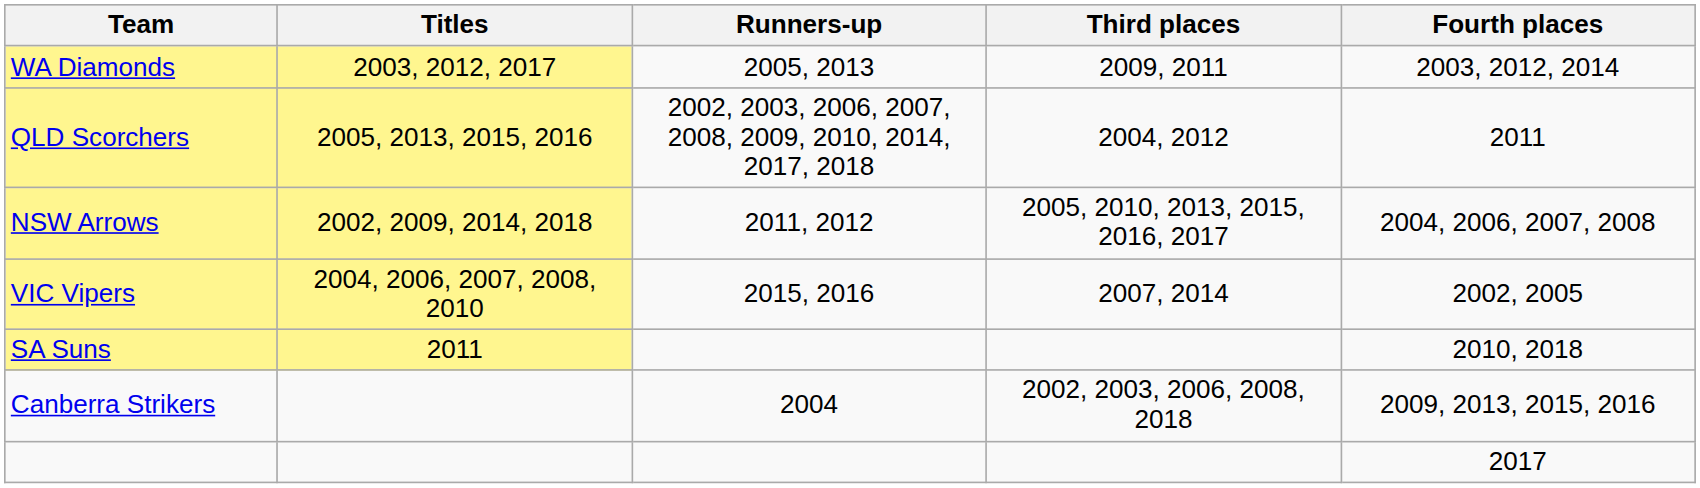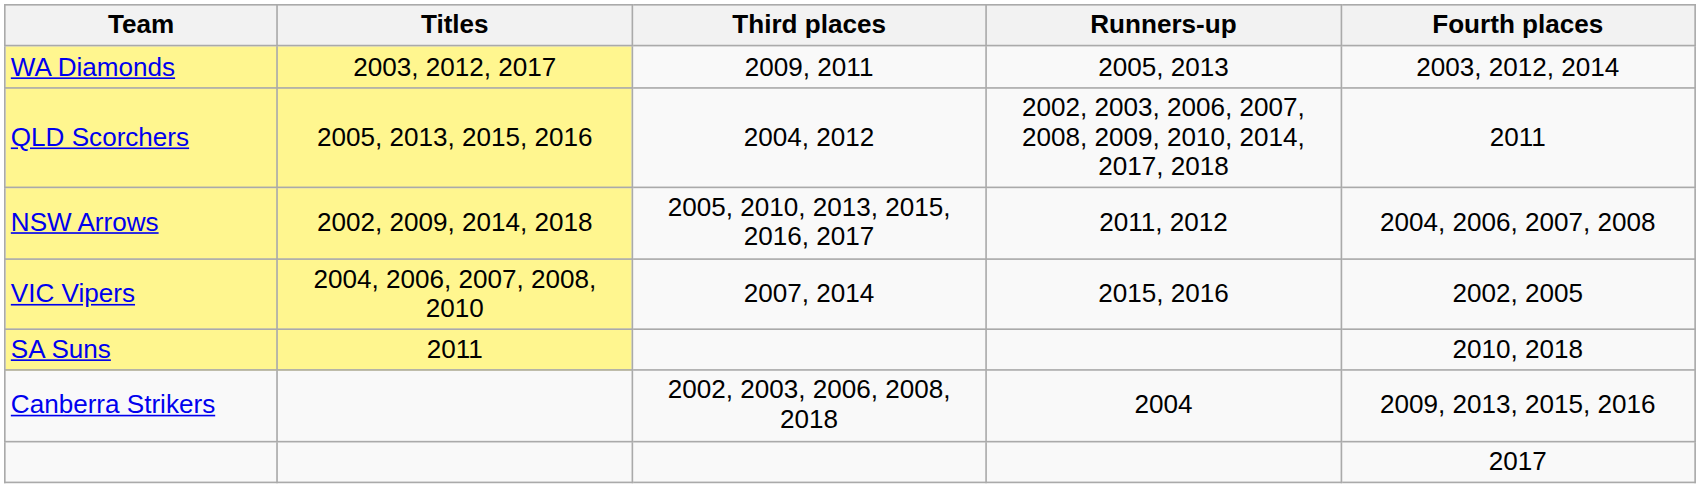columns swapped: (809, 25) <-> (1163, 25)
